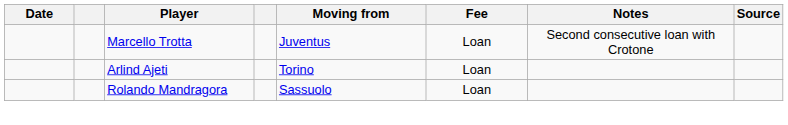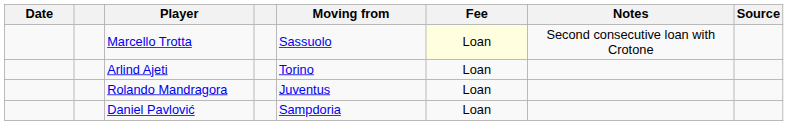(305, 42) Juventus -> (305, 42) Sassuolo
(477, 42) no background -> (477, 42) lightyellow background
(305, 89) Sassuolo -> (305, 89) Juventus
+ row: (151, 110)
